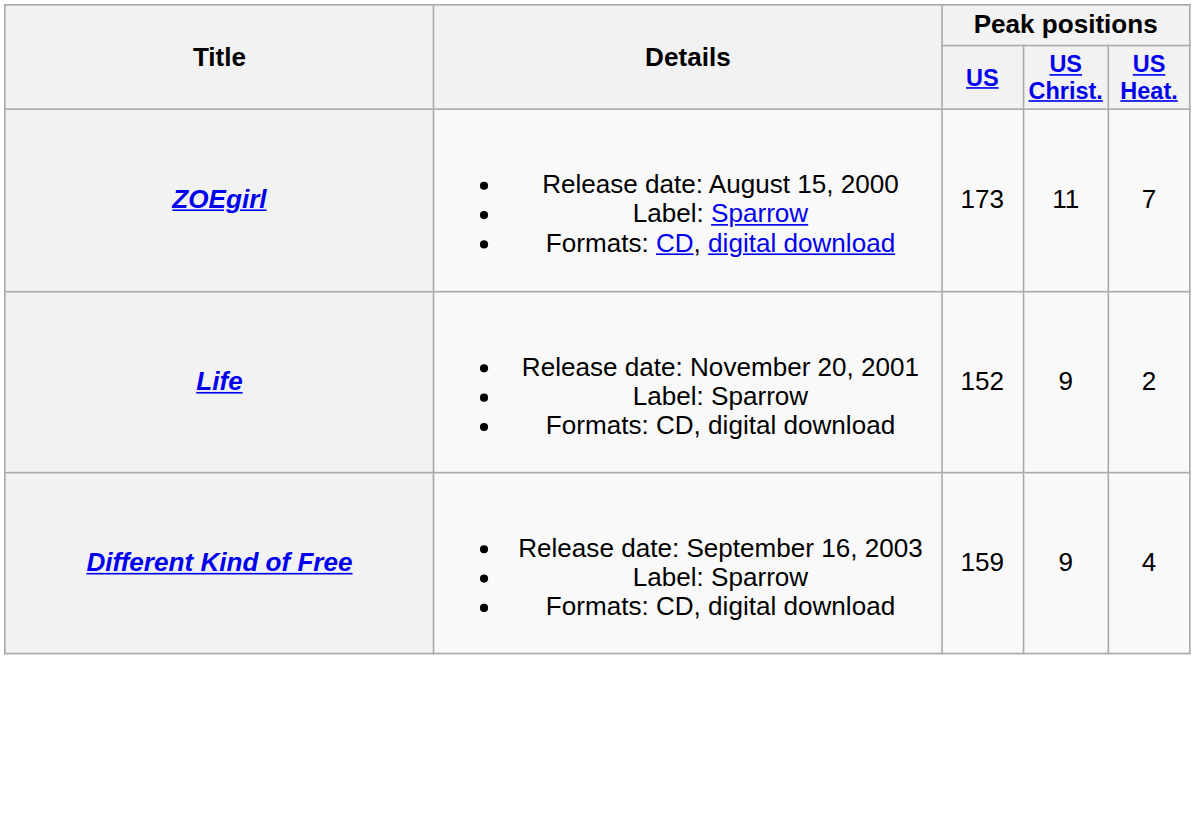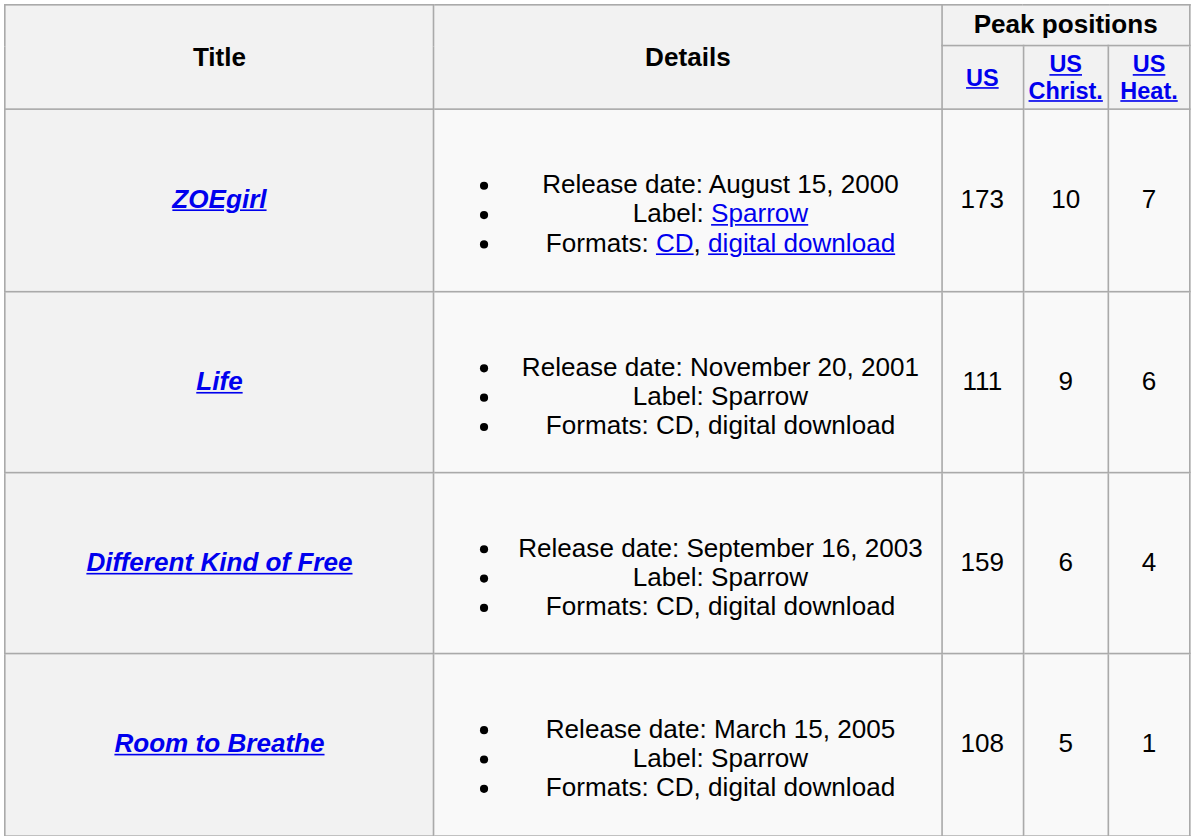(1066, 199) 11 -> (1066, 199) 10
(982, 381) 152 -> (982, 381) 111
(1149, 381) 2 -> (1149, 381) 6
(1066, 562) 9 -> (1066, 562) 6
+ row: (219, 744)
